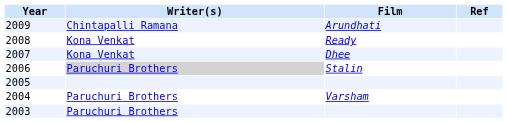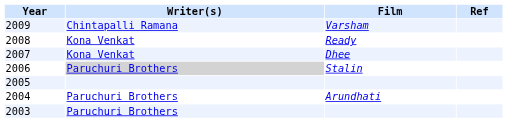(353, 26) Arundhati -> (347, 26) Varsham
(347, 97) Varsham -> (353, 97) Arundhati
